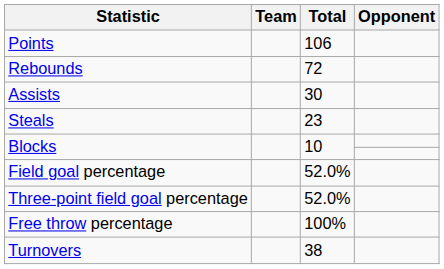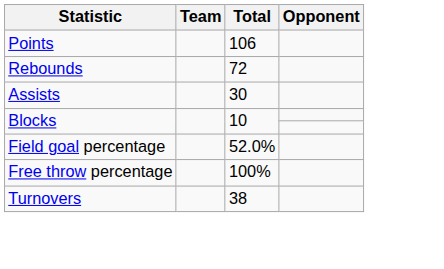- row: (31, 120)
- row: (128, 198)
